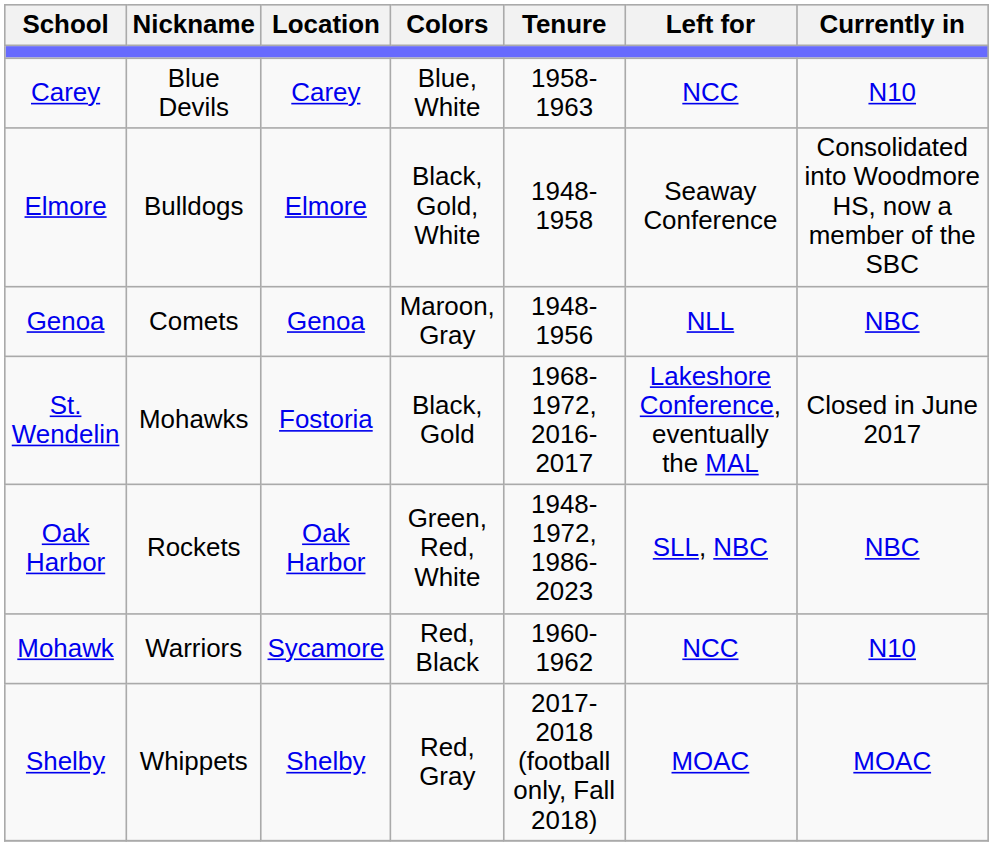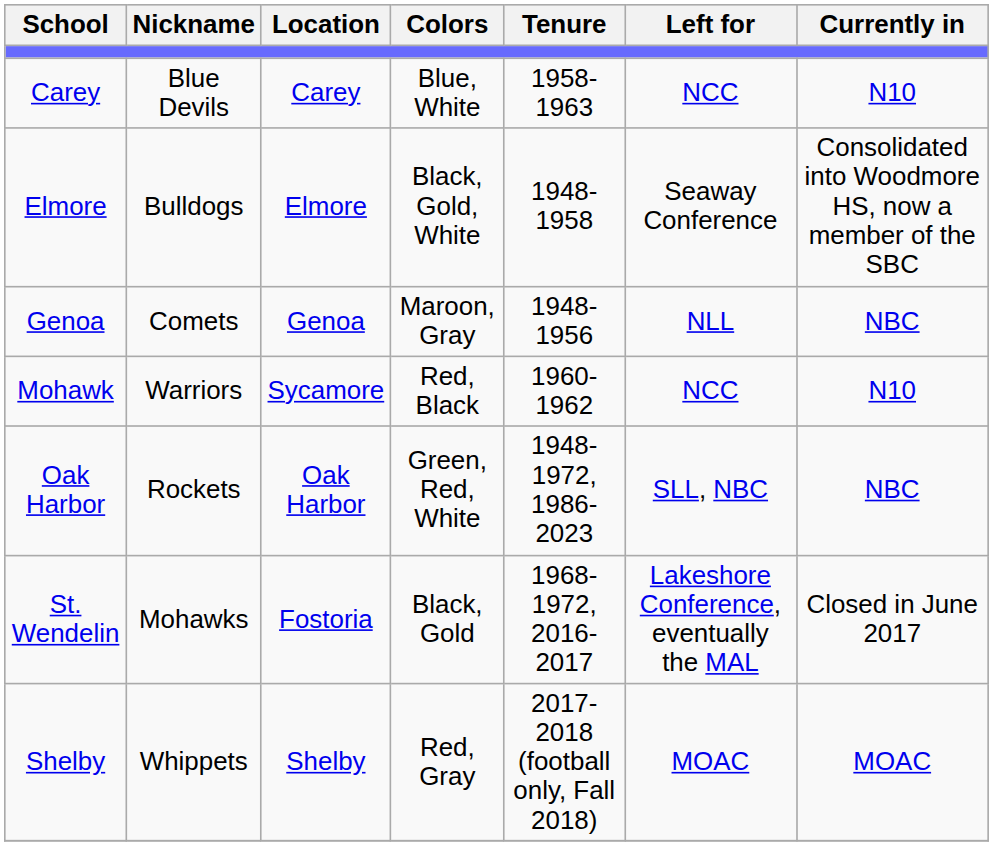rows swapped: (66, 648) <-> (66, 420)
